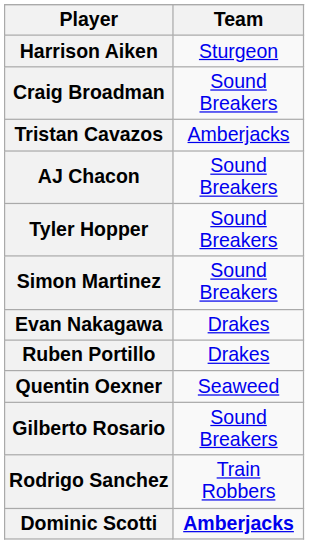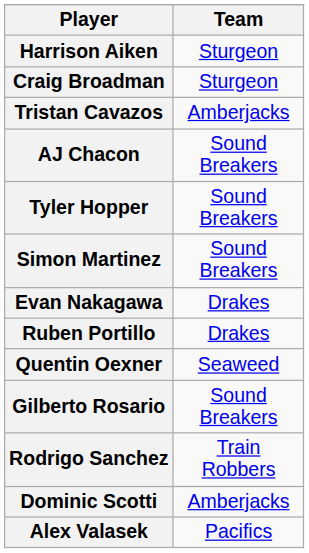(239, 92) Sound Breakers -> (239, 81) Sturgeon
(239, 523) bold -> (239, 501) normal
+ row: (89, 532)
